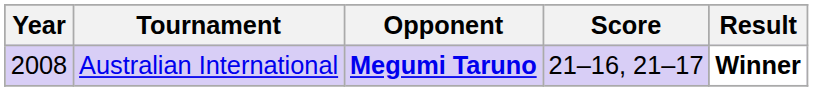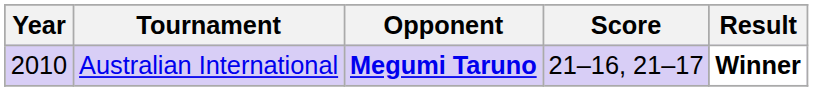(39, 65) 2008 -> (39, 65) 2010
